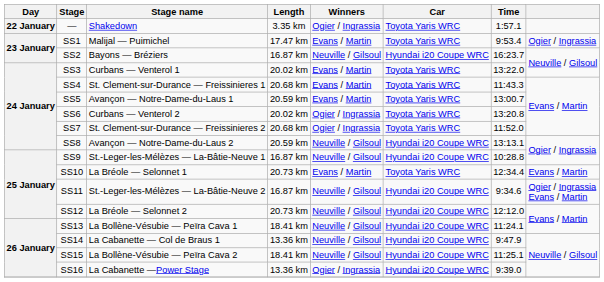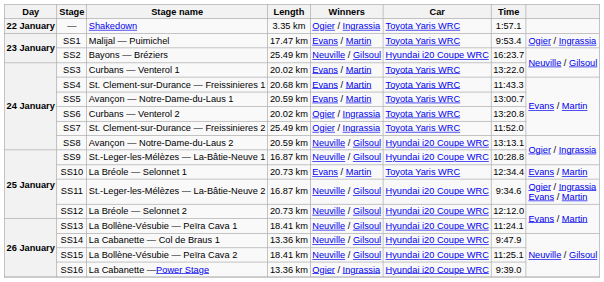(289, 55) 16.87 km -> (289, 55) 25.49 km
(289, 128) 20.68 km -> (289, 128) 25.49 km
